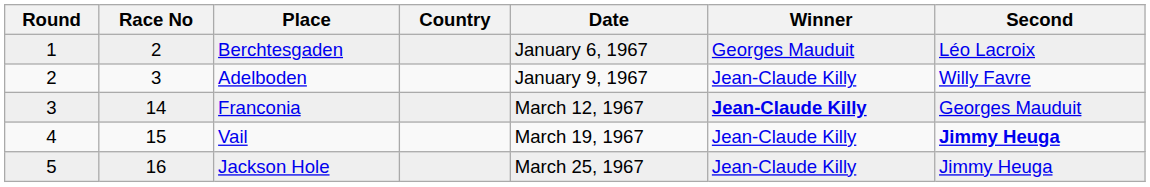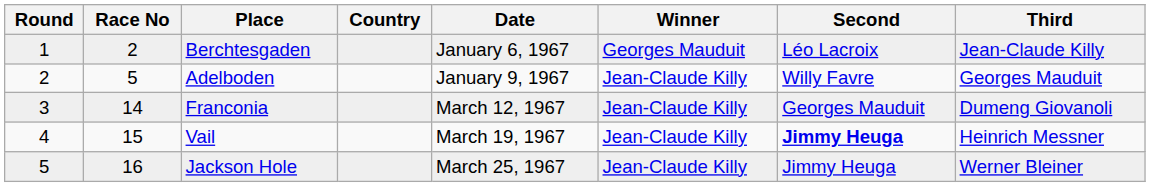+ column: (1050, 20)
(156, 78) 3 -> (133, 78) 5
(789, 108) bold -> (675, 108) normal
